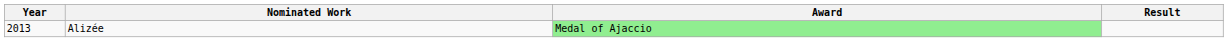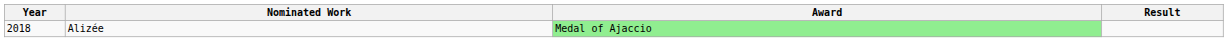(19, 29) 2013 -> (19, 29) 2018
